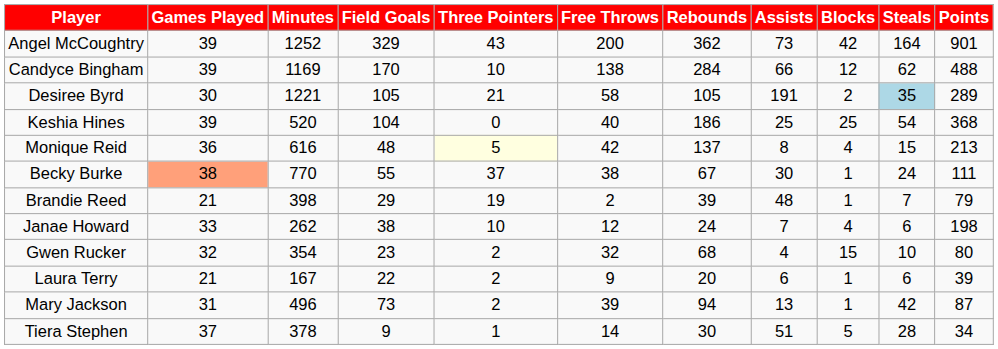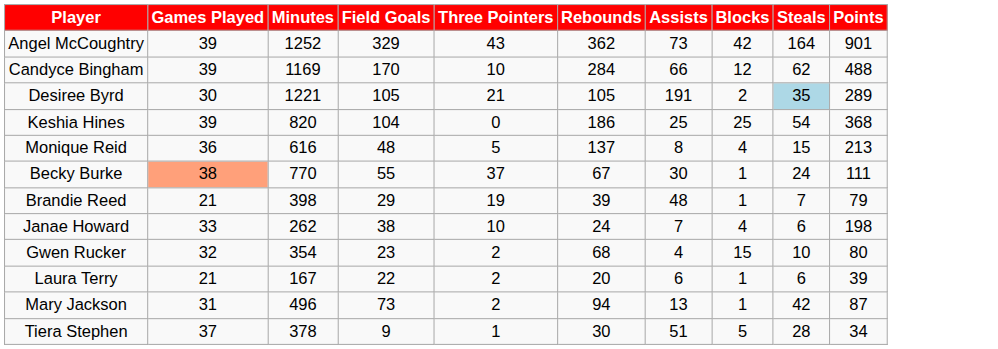- column: (610, 17)
(303, 122) 520 -> (303, 122) 820
(496, 148) lightyellow background -> (496, 148) no background
